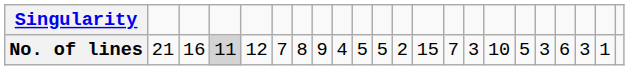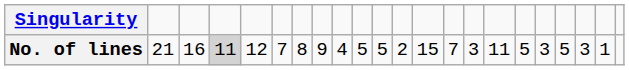(499, 50) 10 -> (499, 50) 11
(565, 50) 6 -> (565, 50) 5
